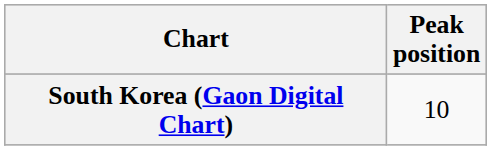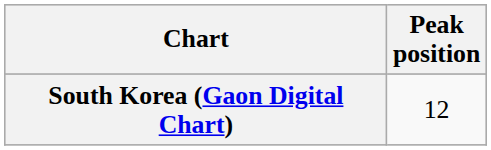(437, 109) 10 -> (437, 109) 12
